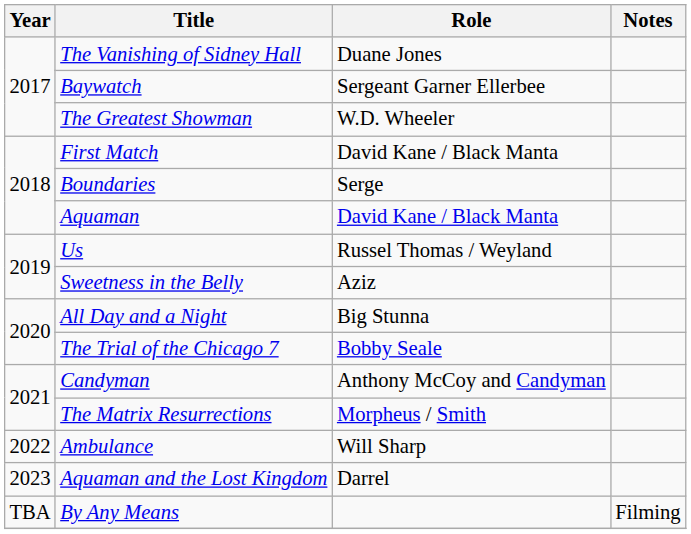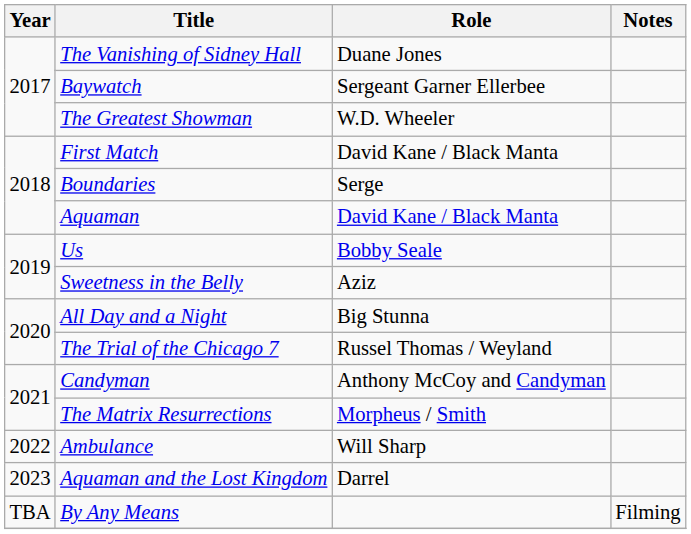(444, 250) Russel Thomas / Weyland -> (389, 250) Bobby Seale
(389, 348) Bobby Seale -> (444, 348) Russel Thomas / Weyland
